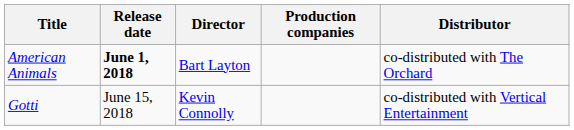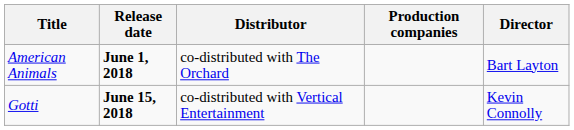columns swapped: (218, 24) <-> (475, 24)
(128, 105) normal -> (129, 105) bold
